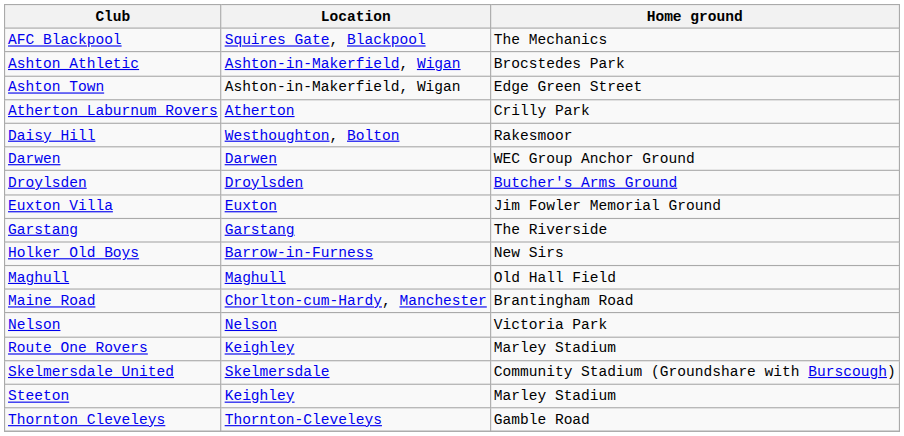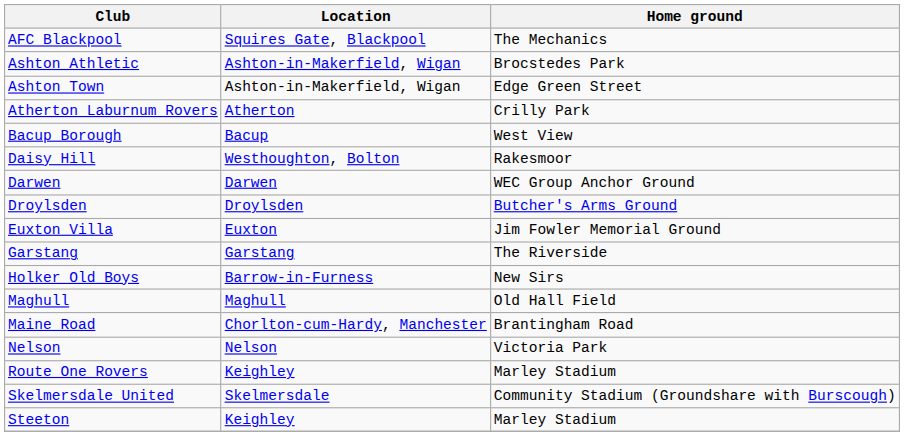+ row: (65, 135)
- row: (87, 420)
